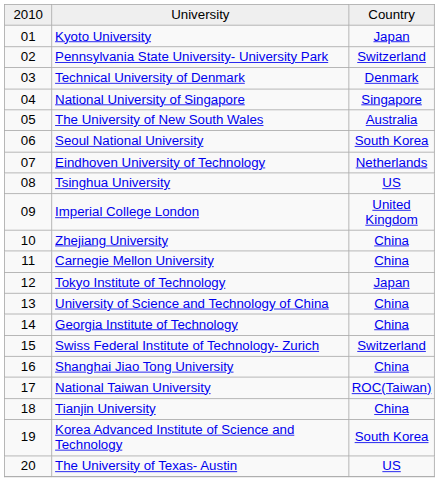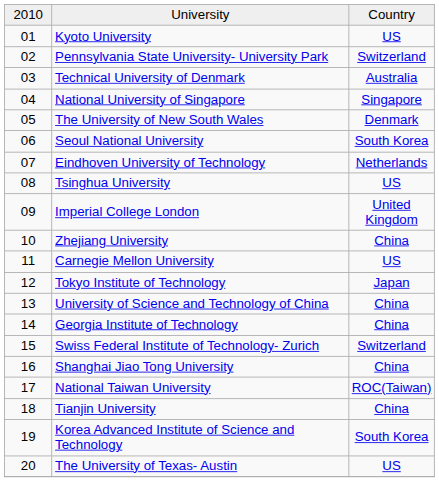(392, 36) Japan -> (392, 36) US
(392, 78) Denmark -> (392, 78) Australia
(392, 120) Australia -> (392, 120) Denmark
(392, 261) China -> (392, 261) US
